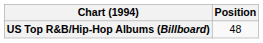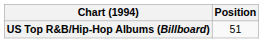(235, 29) 48 -> (235, 29) 51
